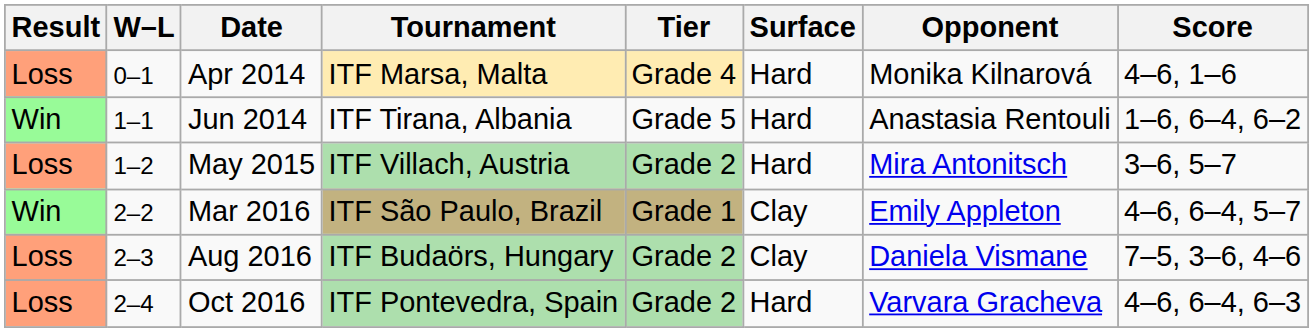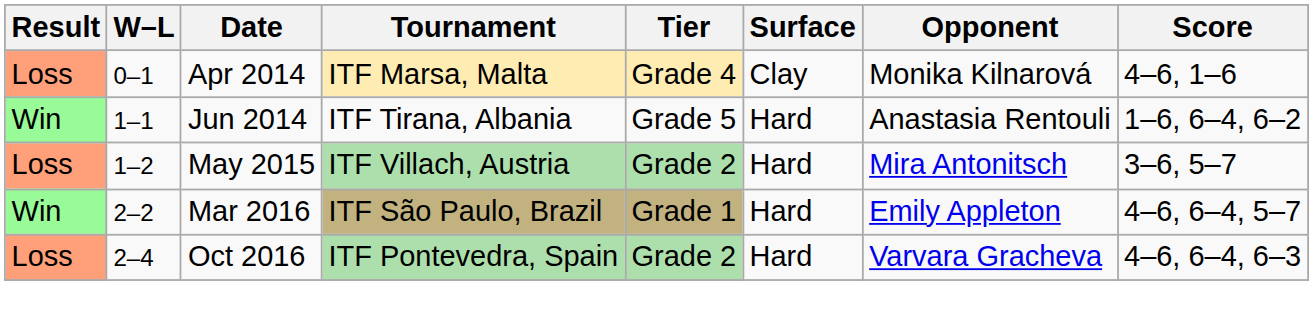(781, 73) Hard -> (779, 73) Clay
(779, 211) Clay -> (781, 211) Hard
- row: (250, 257)
